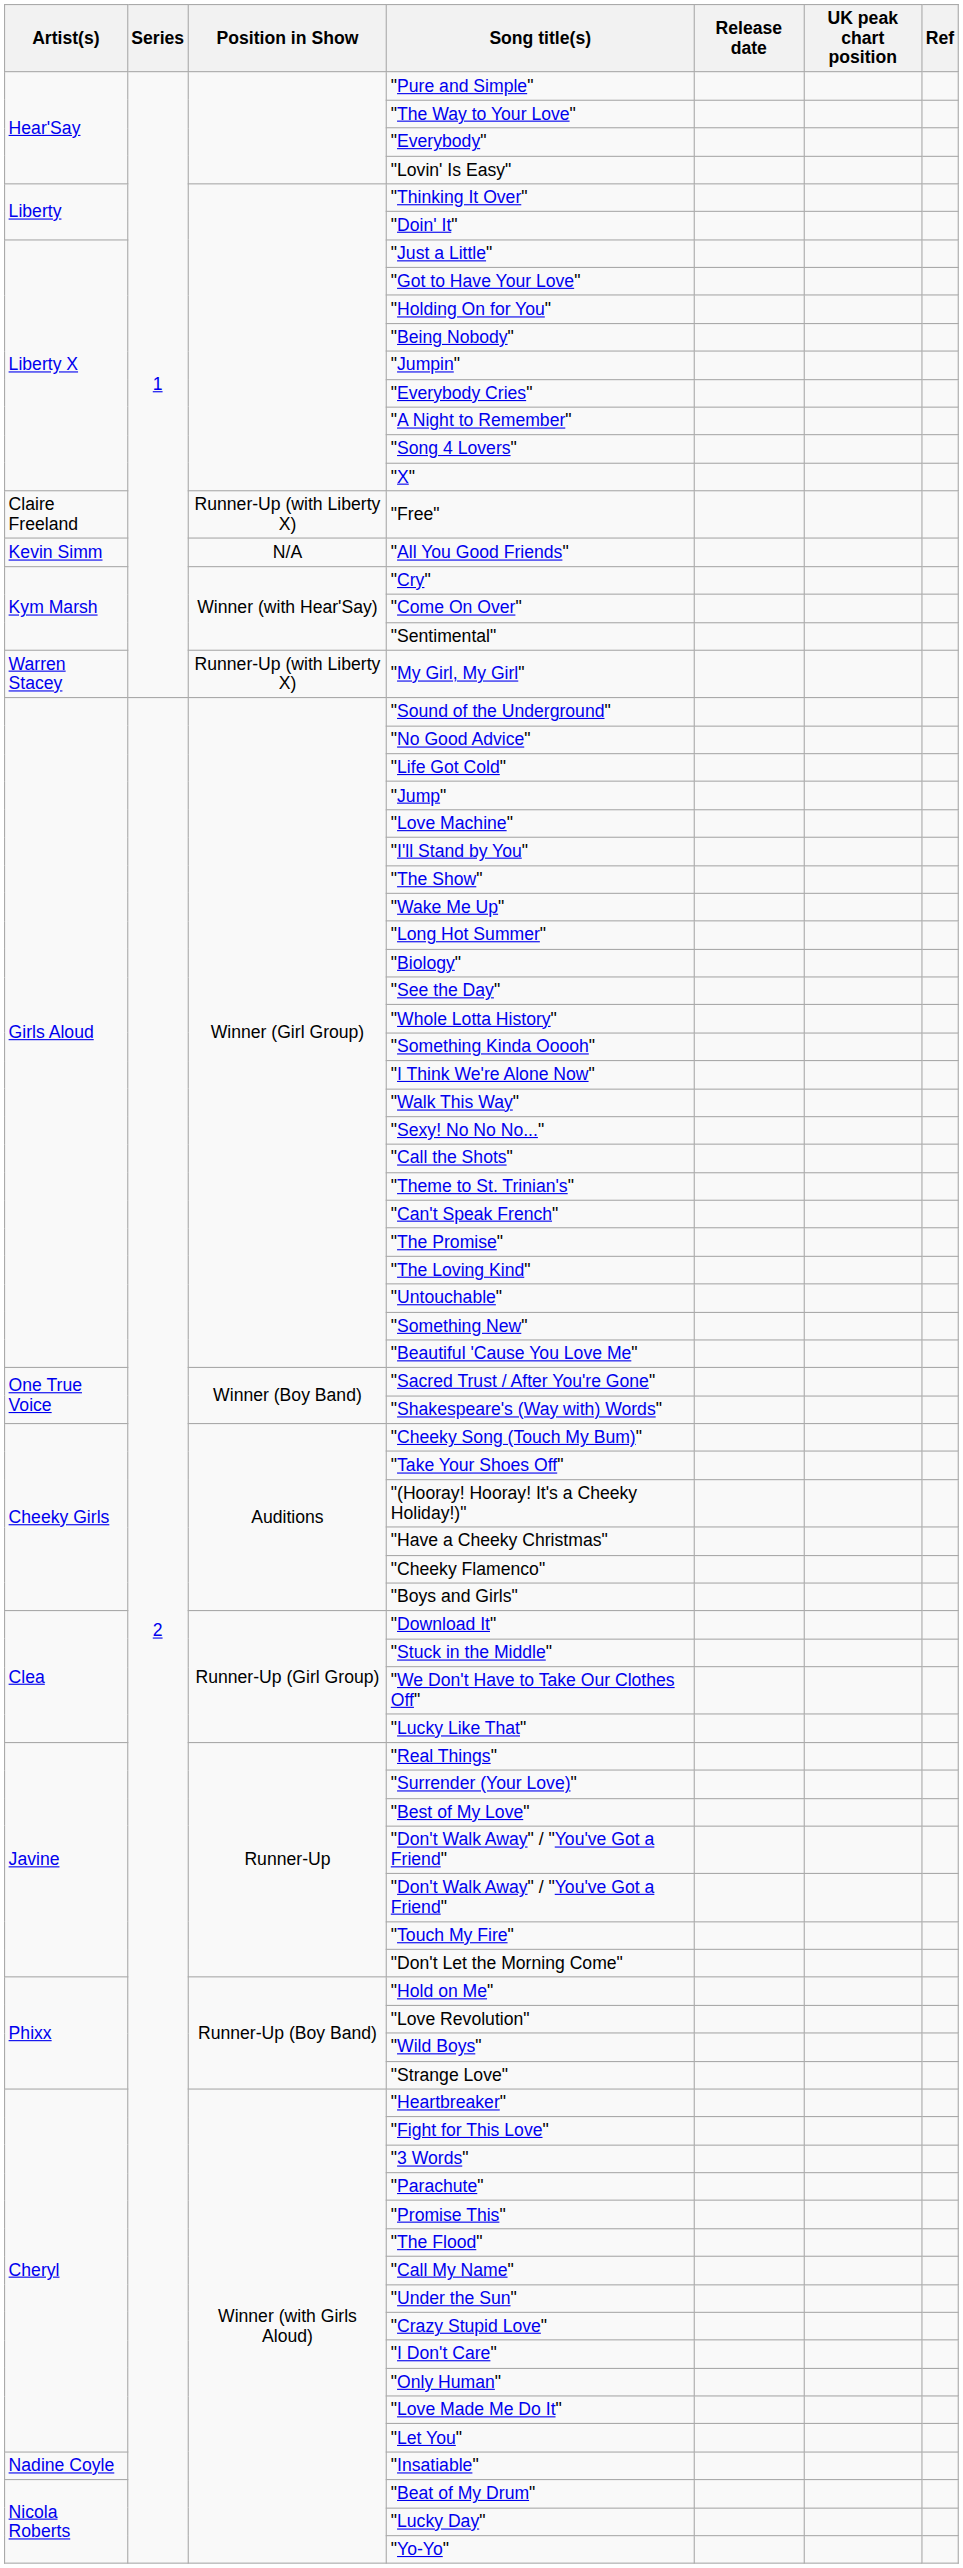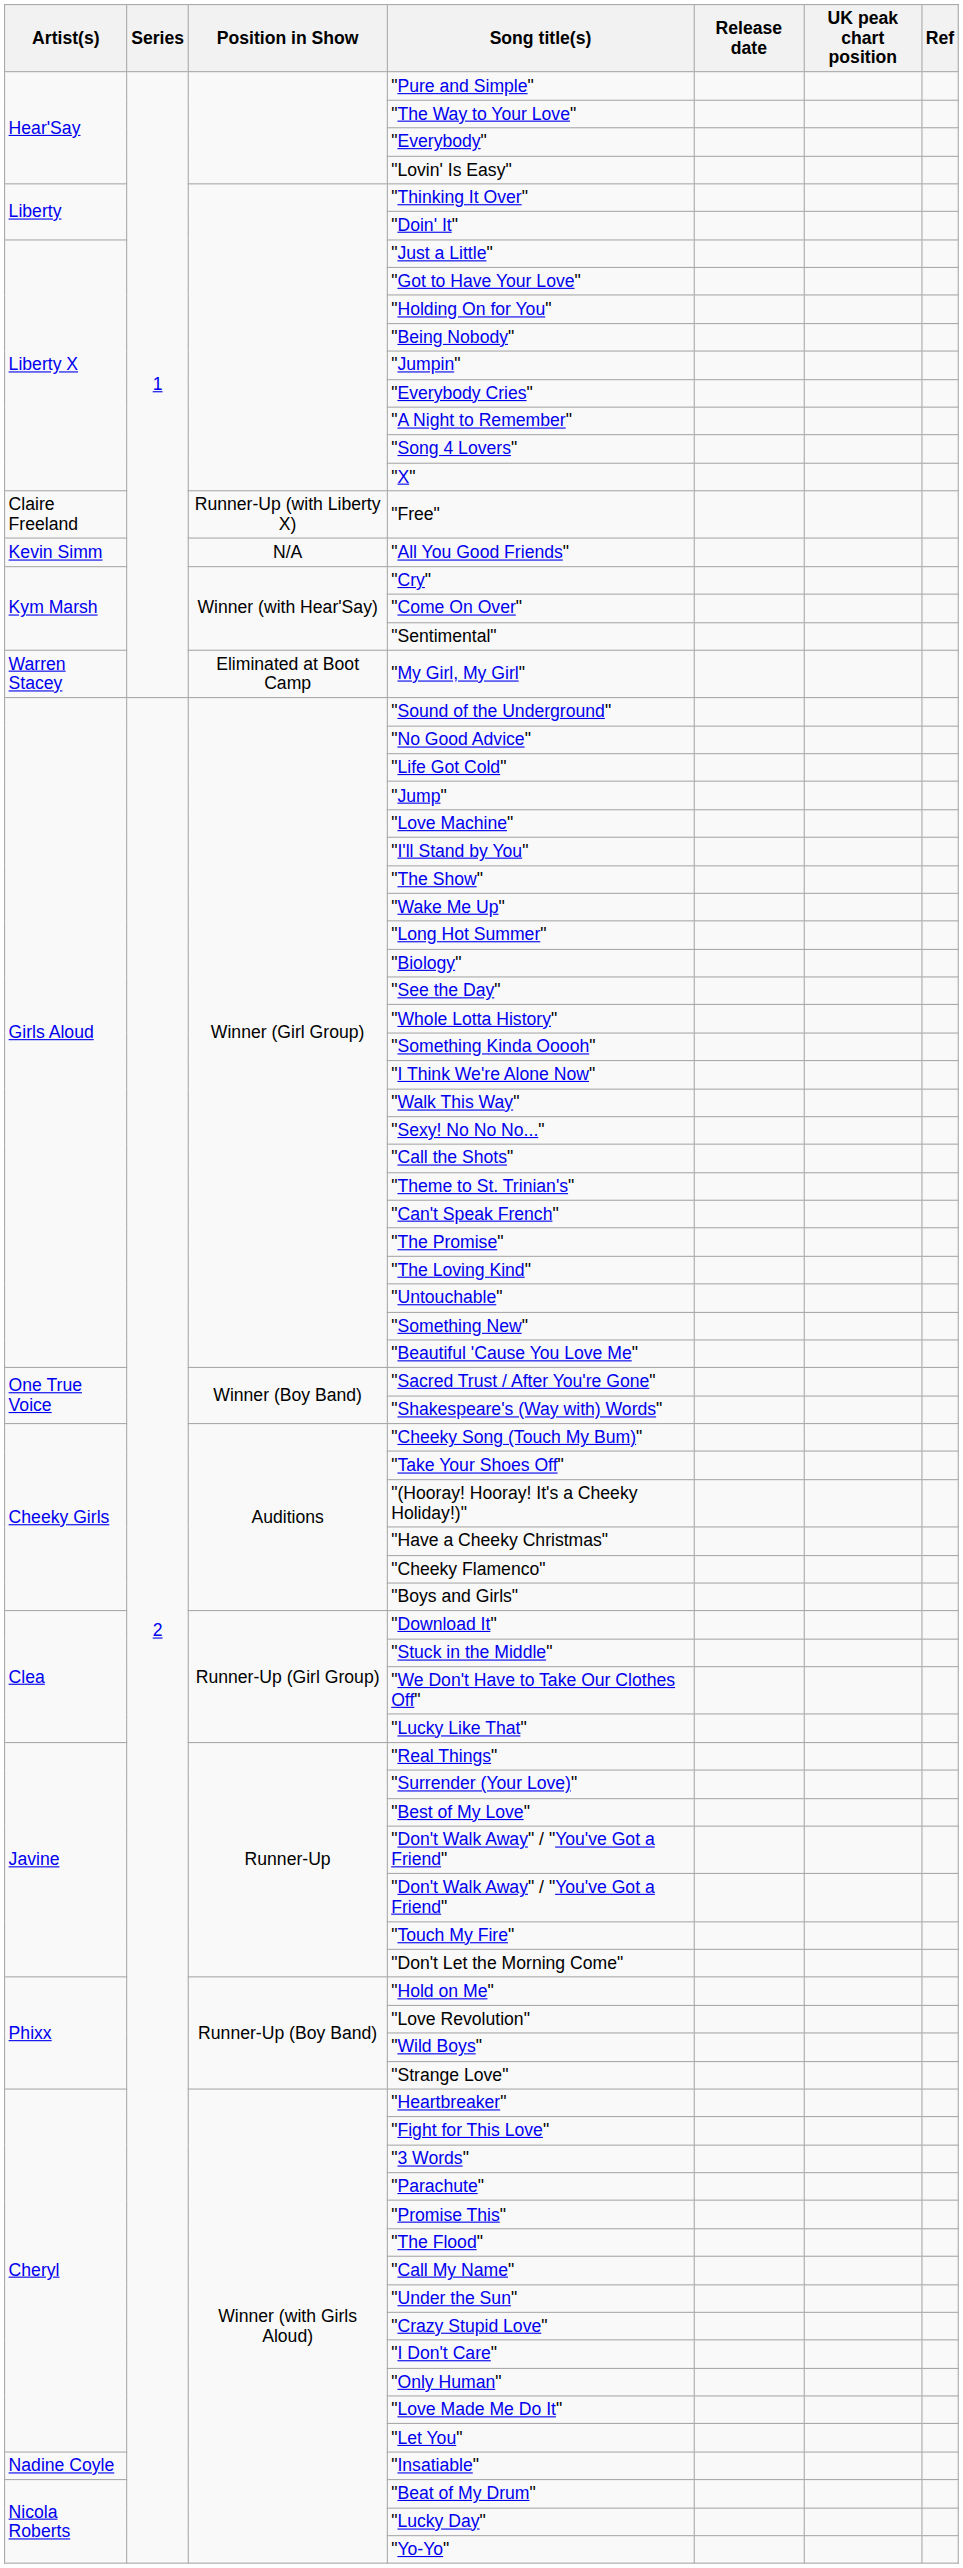(287, 673) Runner-Up (with Liberty X) -> (288, 673) Eliminated at Boot Camp
